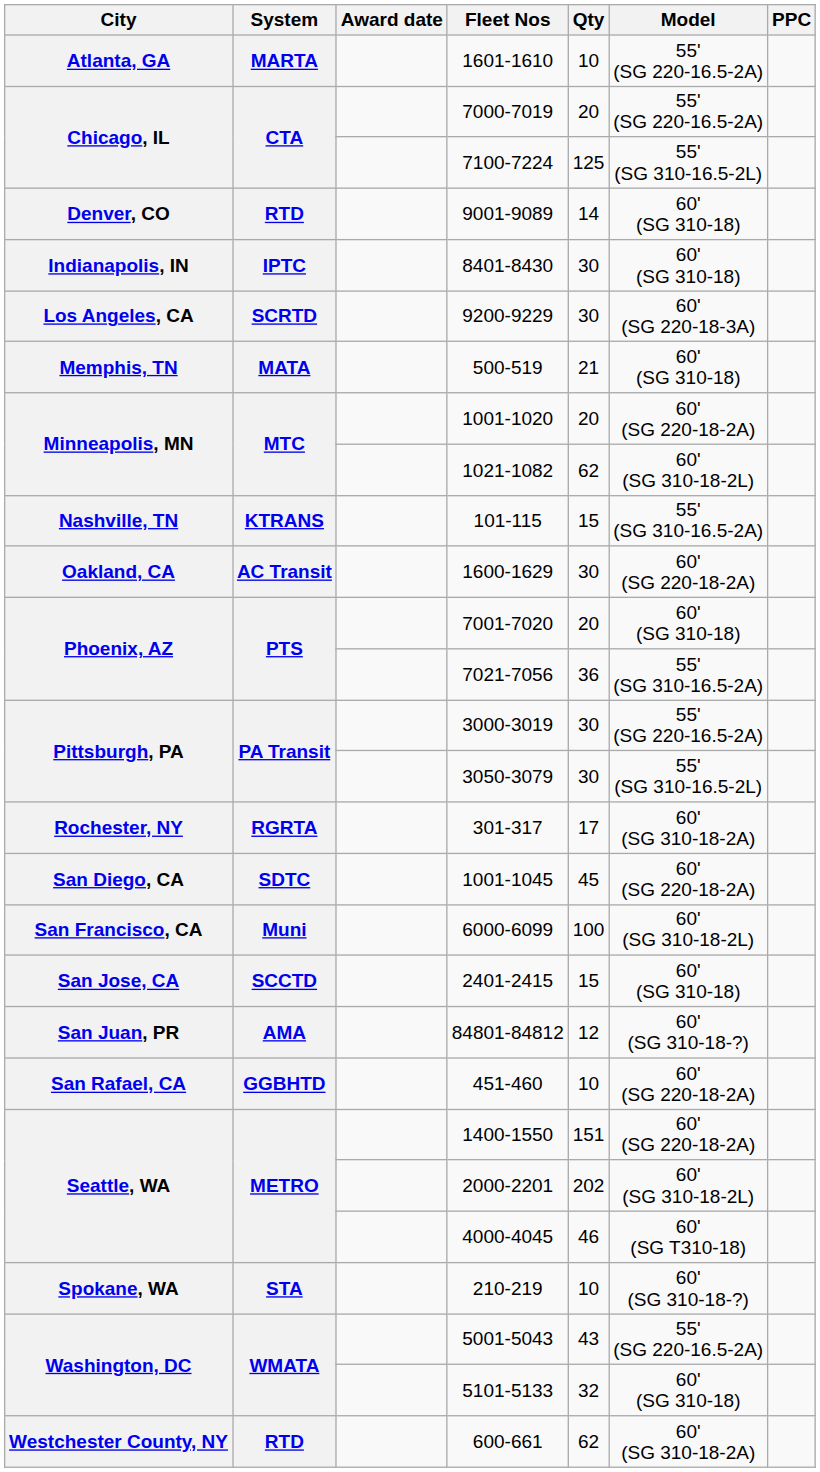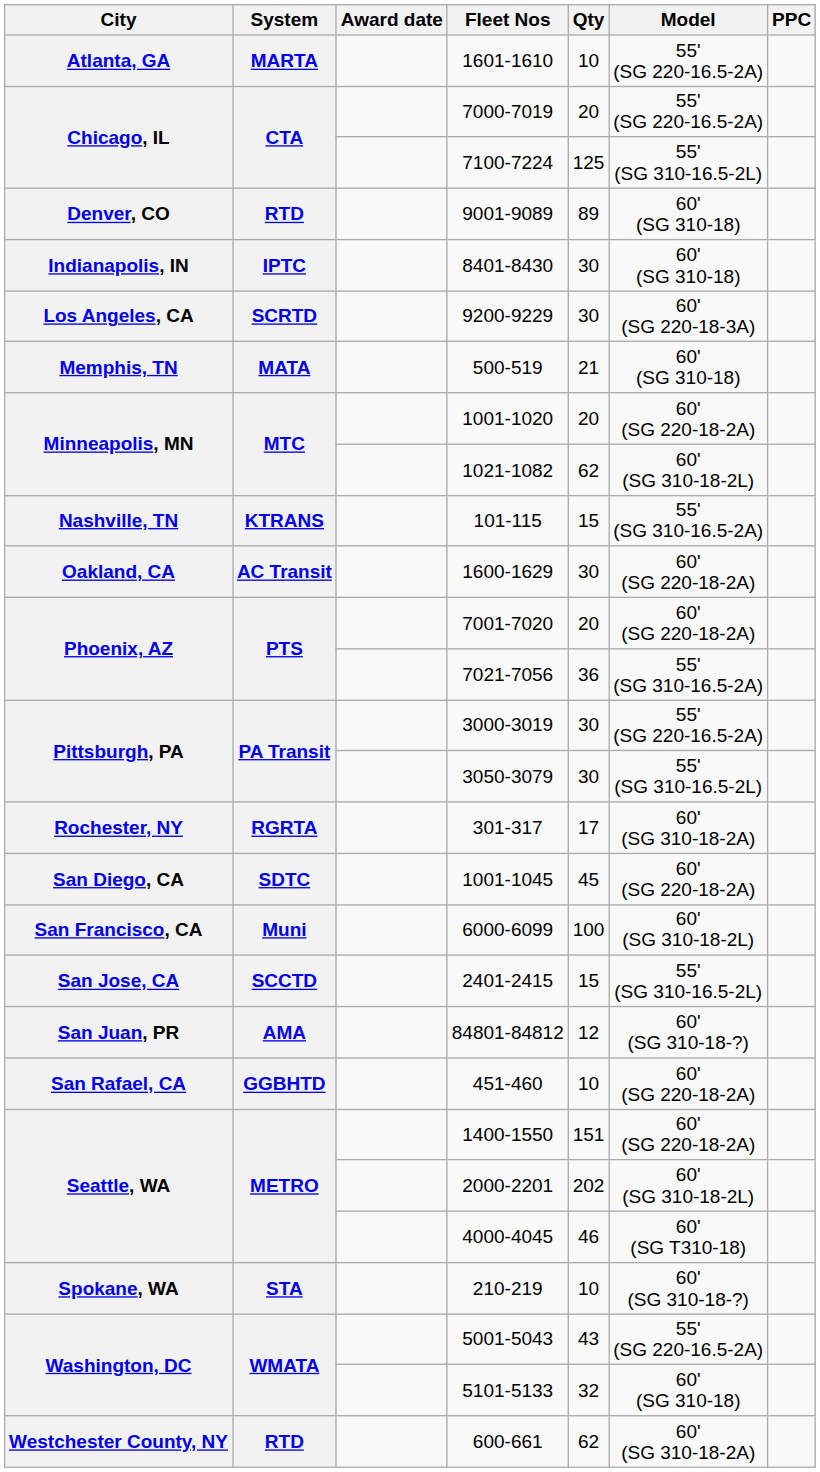(588, 214) 14 -> (588, 214) 89
(688, 623) 60' (SG 310-18) -> (688, 623) 60' (SG 220-18-2A)
(688, 981) 60' (SG 310-18) -> (688, 981) 55' (SG 310-16.5-2L)
